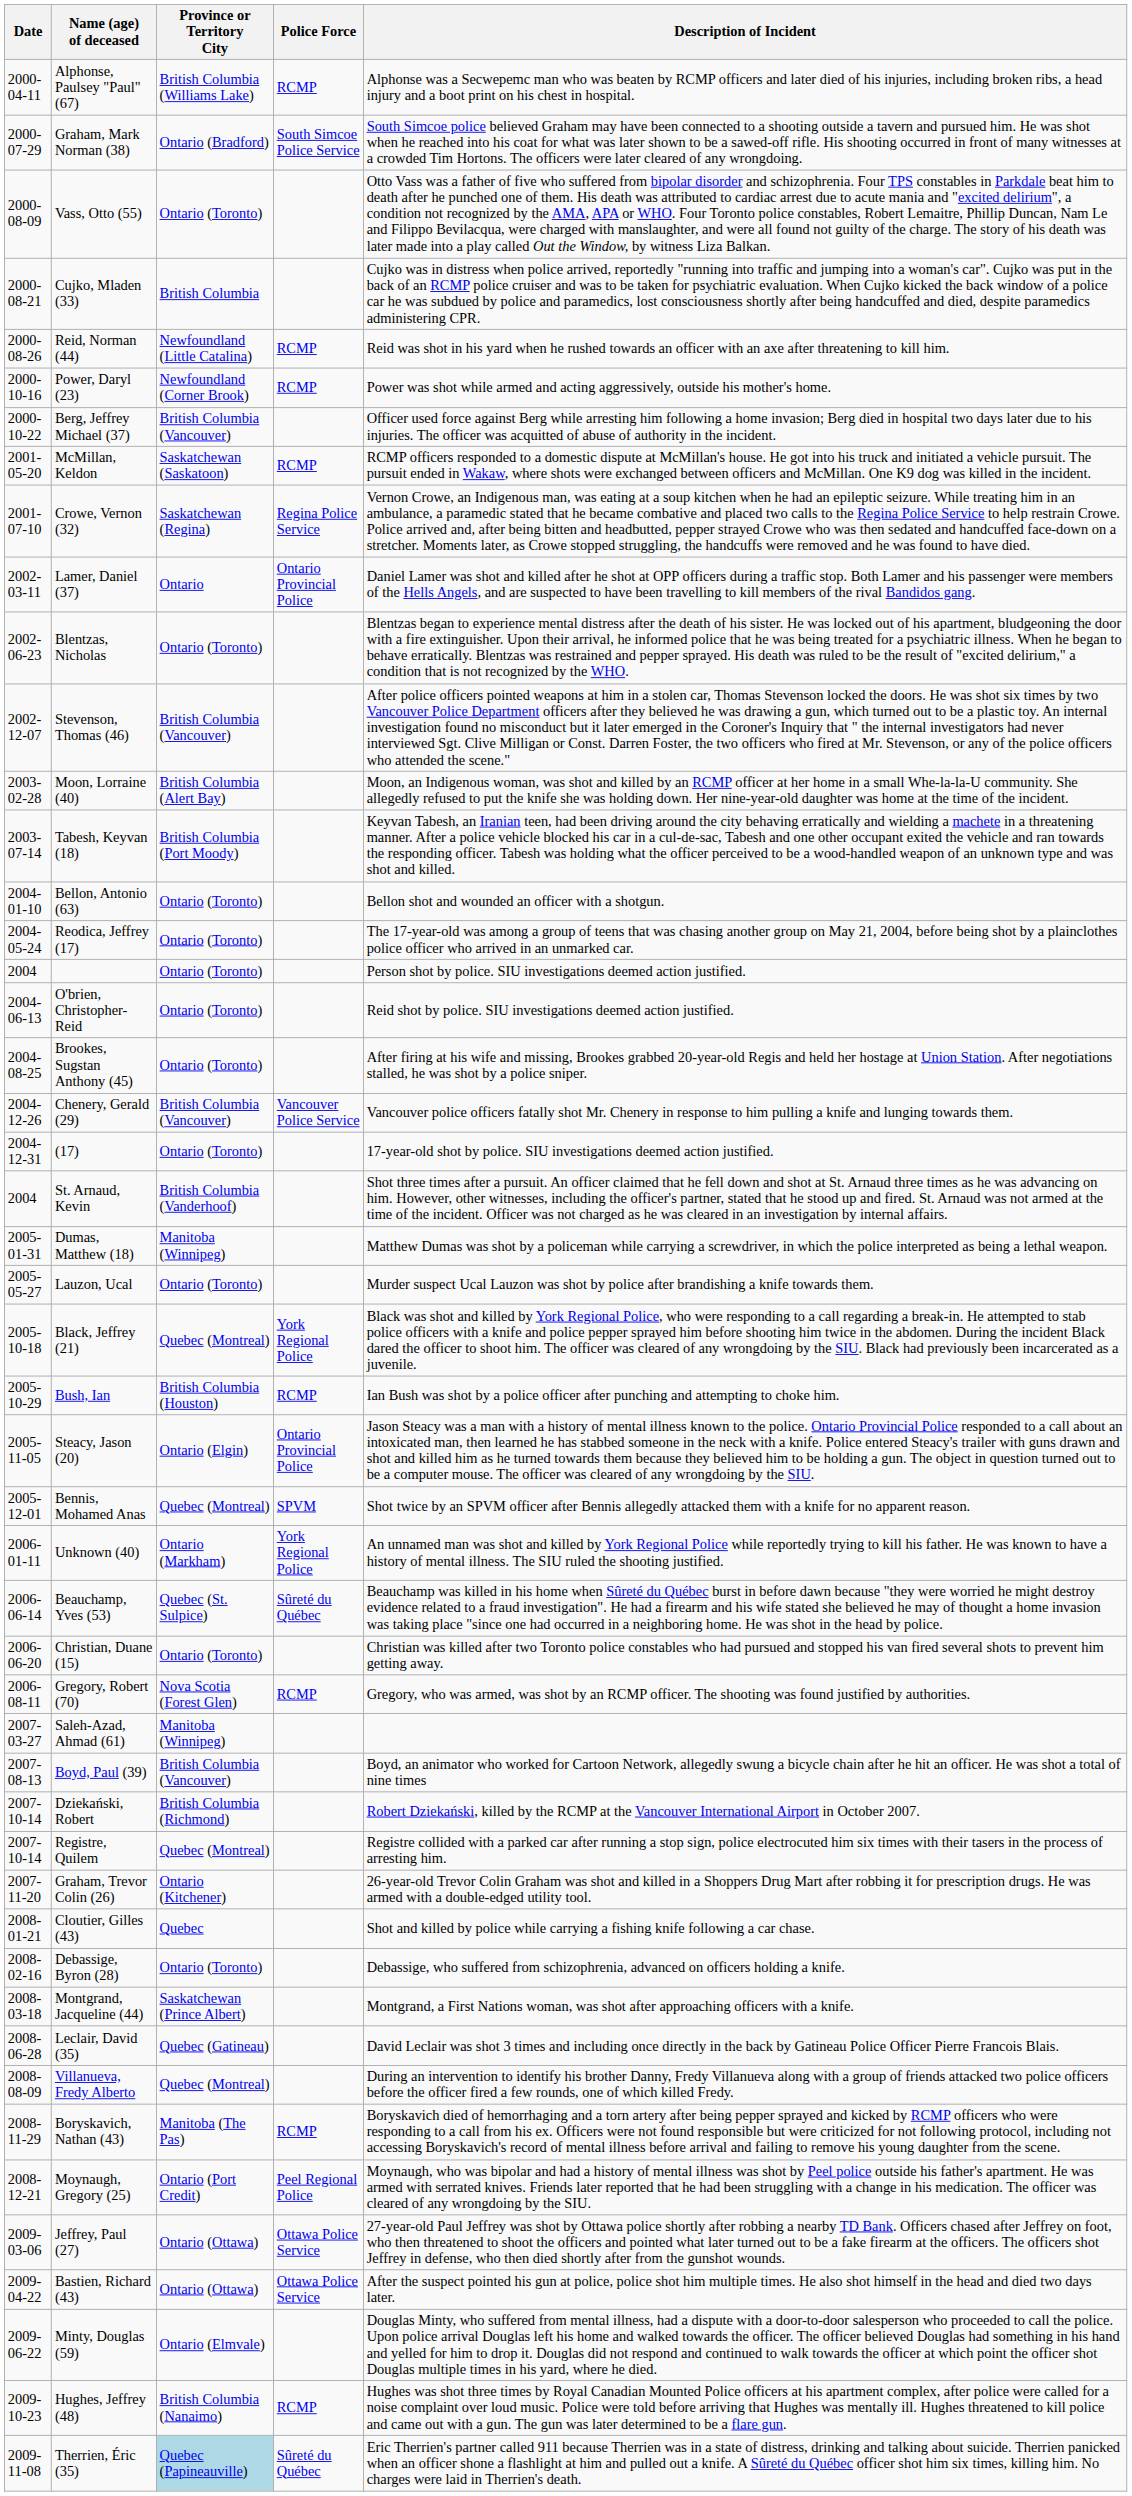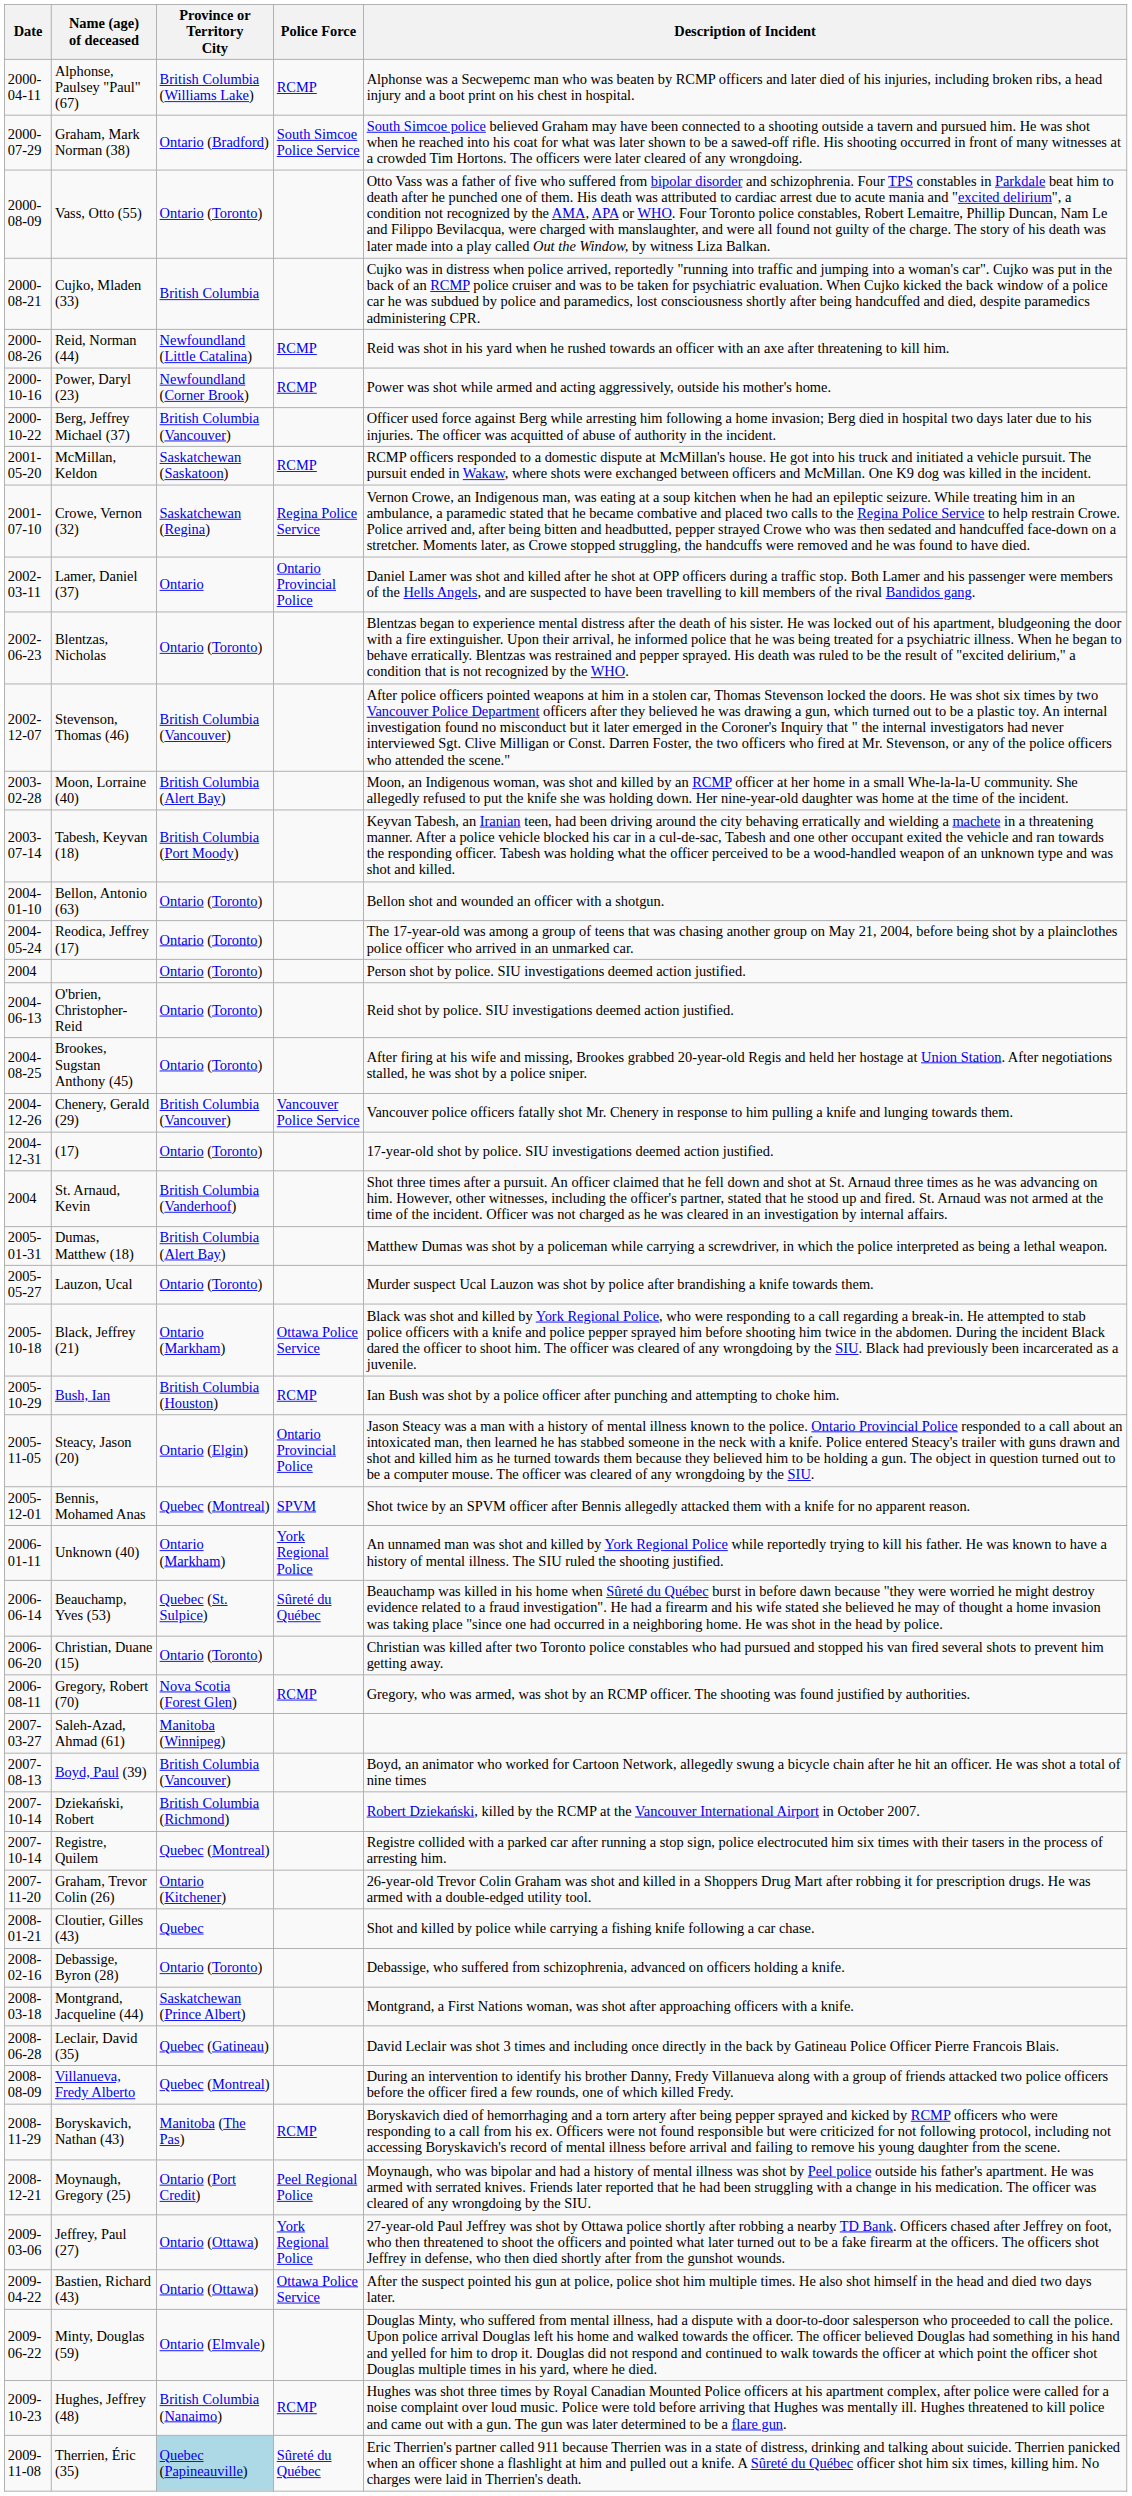(193, 1245) Manitoba (Winnipeg) -> (209, 1245) British Columbia (Alert Bay)
(215, 1340) Quebec (Montreal) -> (192, 1340) Ontario (Markham)
(303, 1340) York Regional Police -> (317, 1340) Ottawa Police Service
(317, 2242) Ottawa Police Service -> (303, 2242) York Regional Police
